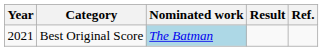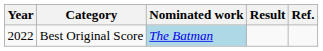(21, 35) 2021 -> (21, 35) 2022
